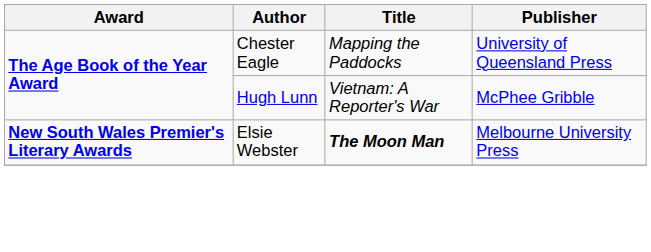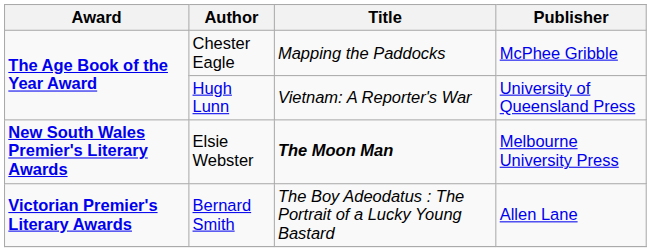(544, 52) University of Queensland Press -> (559, 52) McPhee Gribble
(535, 97) McPhee Gribble -> (567, 97) University of Queensland Press
+ row: (222, 214)
